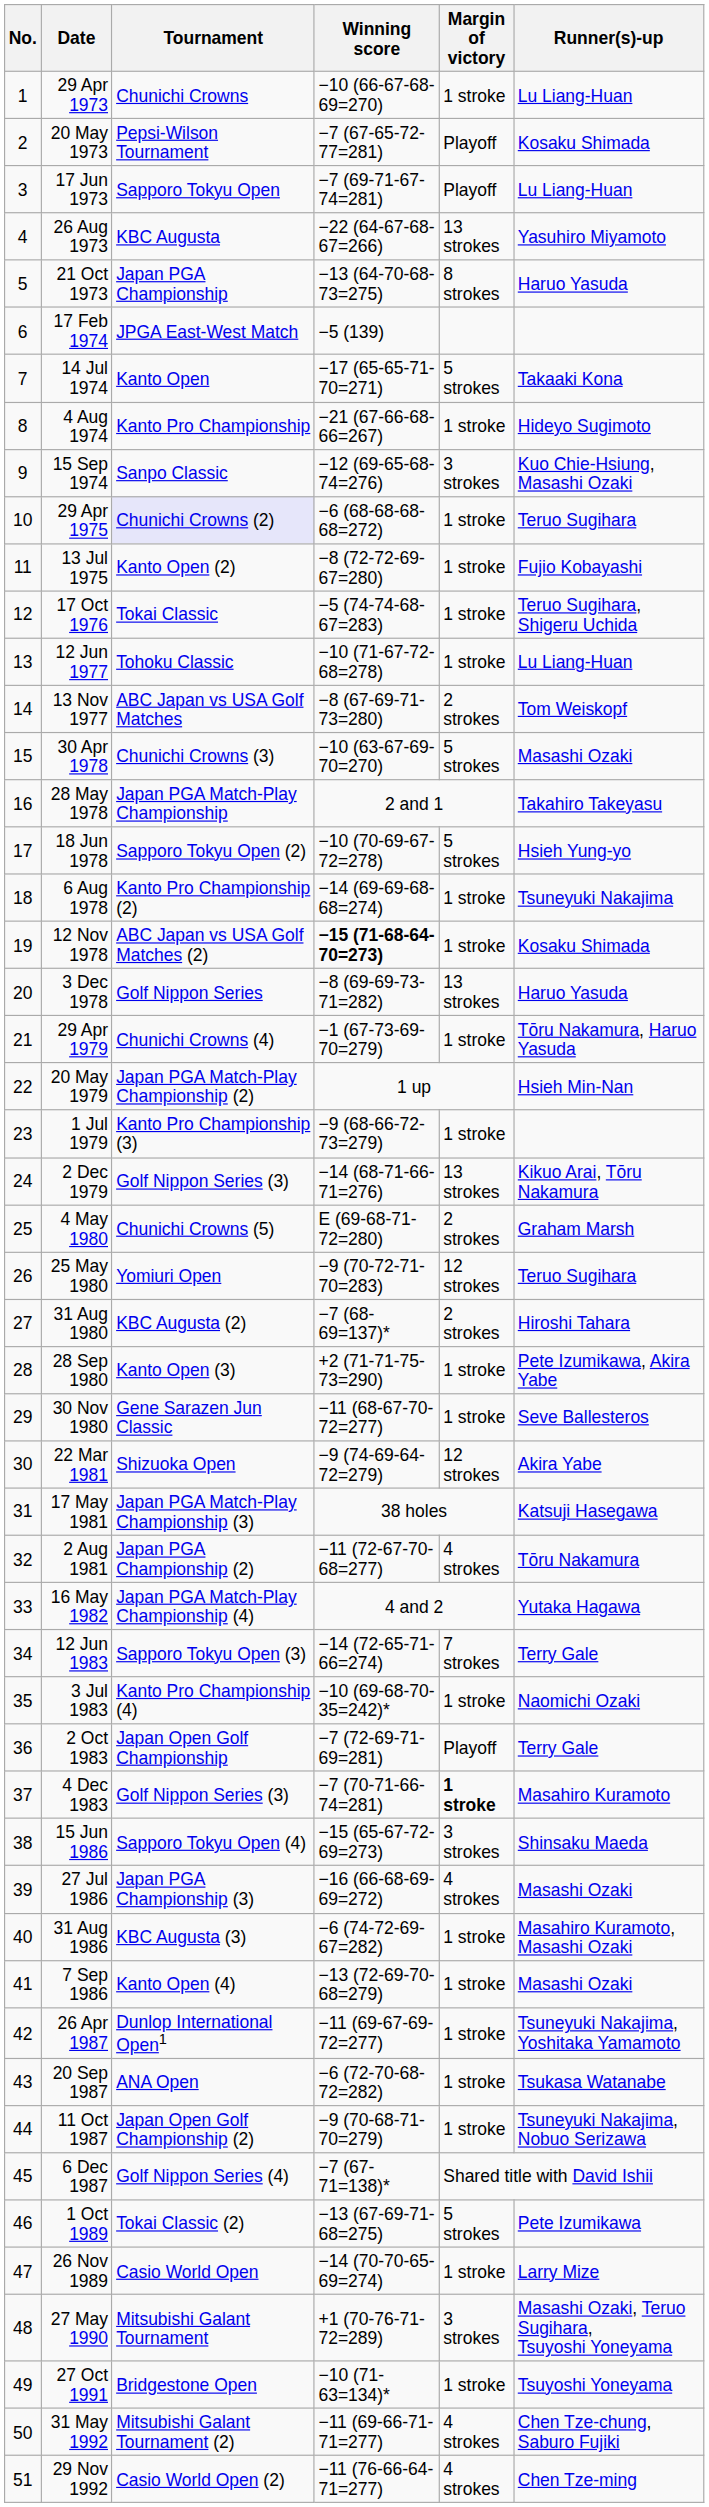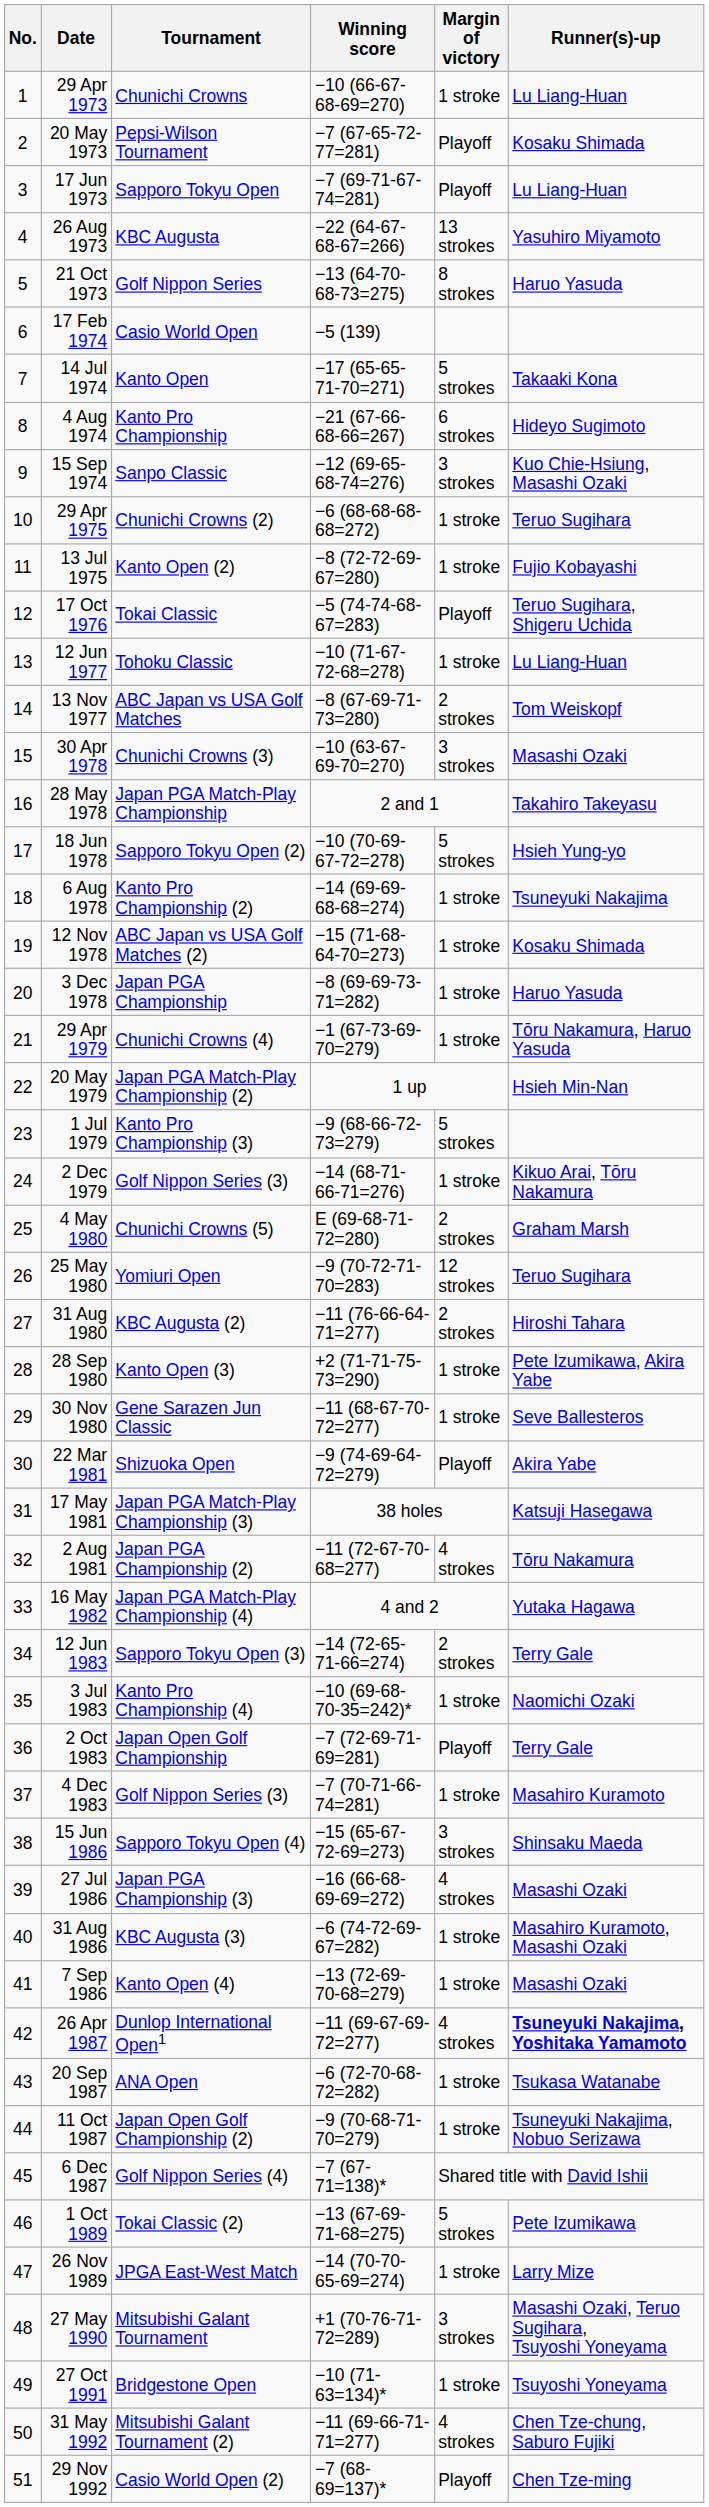(172, 284) Japan PGA Championship -> (189, 284) Golf Nippon Series
(207, 331) JPGA East-West Match -> (187, 331) Casio World Open
(474, 426) 1 stroke -> (466, 426) 6 strokes
(195, 520) lavender background -> (194, 520) no background
(474, 615) 1 stroke -> (465, 615) Playoff
(471, 756) 5 strokes -> (466, 756) 3 strokes
(377, 945) bold -> (360, 945) normal
(189, 992) Golf Nippon Series -> (171, 992) Japan PGA Championship
(471, 992) 13 strokes -> (469, 992) 1 stroke
(474, 1134) 1 stroke -> (466, 1134) 5 strokes
(471, 1181) 13 strokes -> (469, 1181) 1 stroke
(354, 1323) −7 (68-69=137)* -> (372, 1323) −11 (76-66-64-71=277)
(471, 1465) 12 strokes -> (465, 1465) Playoff
(471, 1653) 7 strokes -> (466, 1653) 2 strokes
(469, 1795) bold -> (469, 1795) normal
(474, 2033) 1 stroke -> (466, 2033) 4 strokes
(599, 2033) normal -> (599, 2033) bold
(187, 2271) Casio World Open -> (206, 2271) JPGA East-West Match
(376, 2479) −11 (76-66-64-71=277) -> (351, 2479) −7 (68-69=137)*
(471, 2479) 4 strokes -> (465, 2479) Playoff
